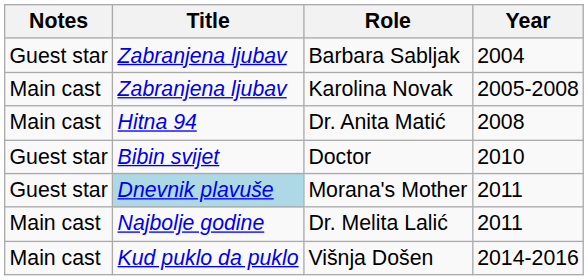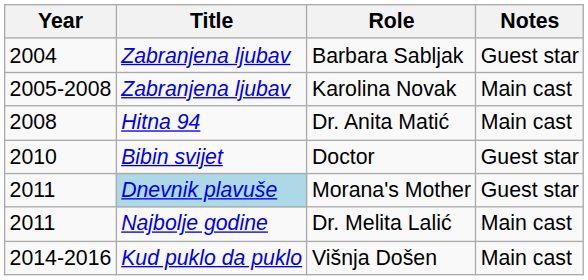columns swapped: (528, 21) <-> (59, 21)
